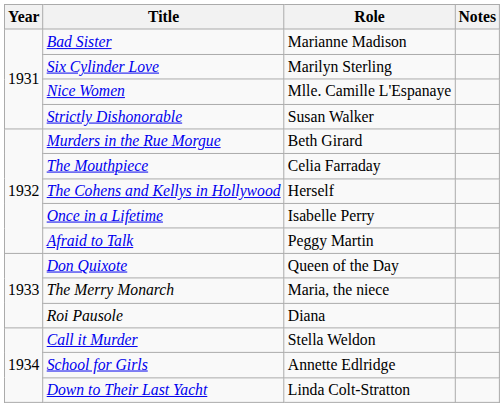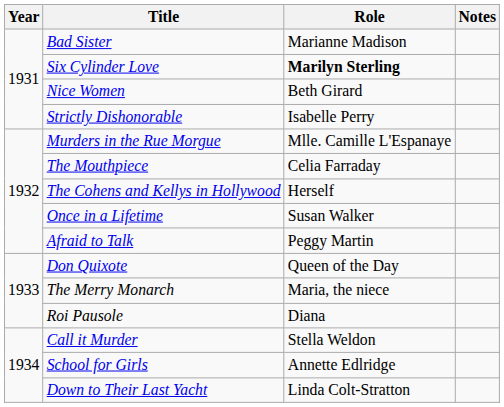(340, 66) normal -> (344, 66) bold
(370, 91) Mlle. Camille L'Espanaye -> (325, 91) Beth Girard
(331, 116) Susan Walker -> (331, 116) Isabelle Perry
(325, 141) Beth Girard -> (370, 141) Mlle. Camille L'Espanaye
(331, 215) Isabelle Perry -> (331, 215) Susan Walker
